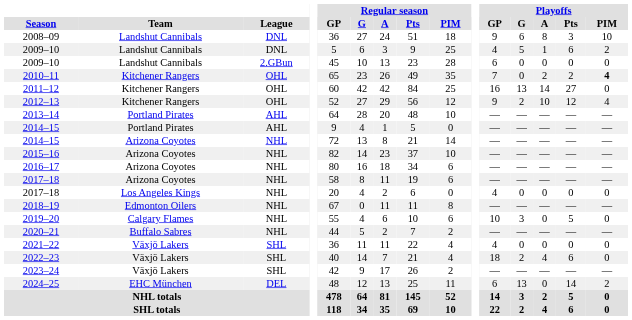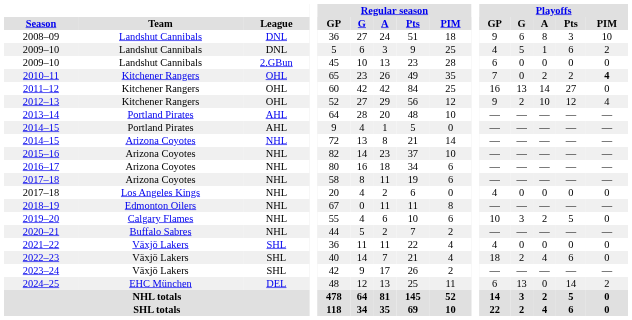(545, 218) 0 -> (545, 218) 2
